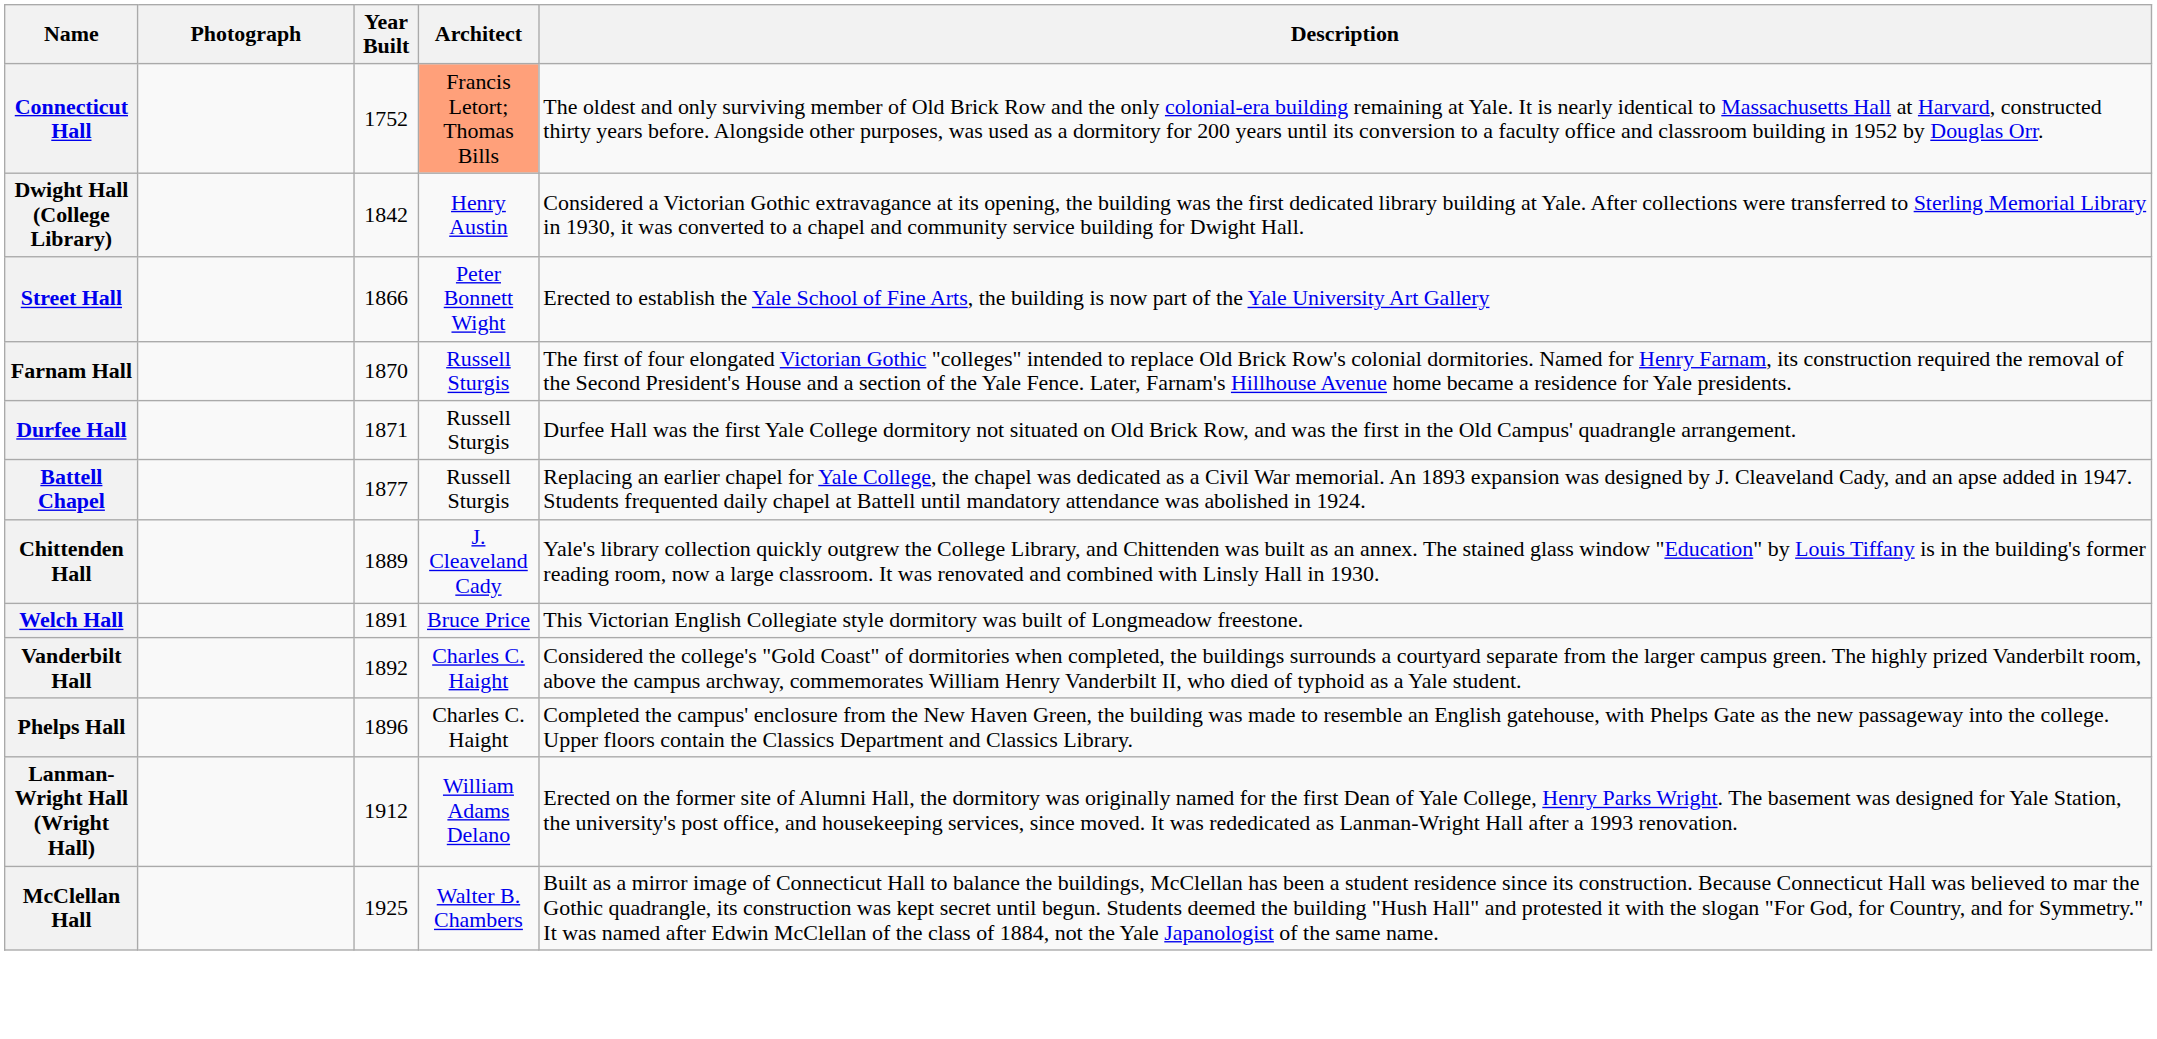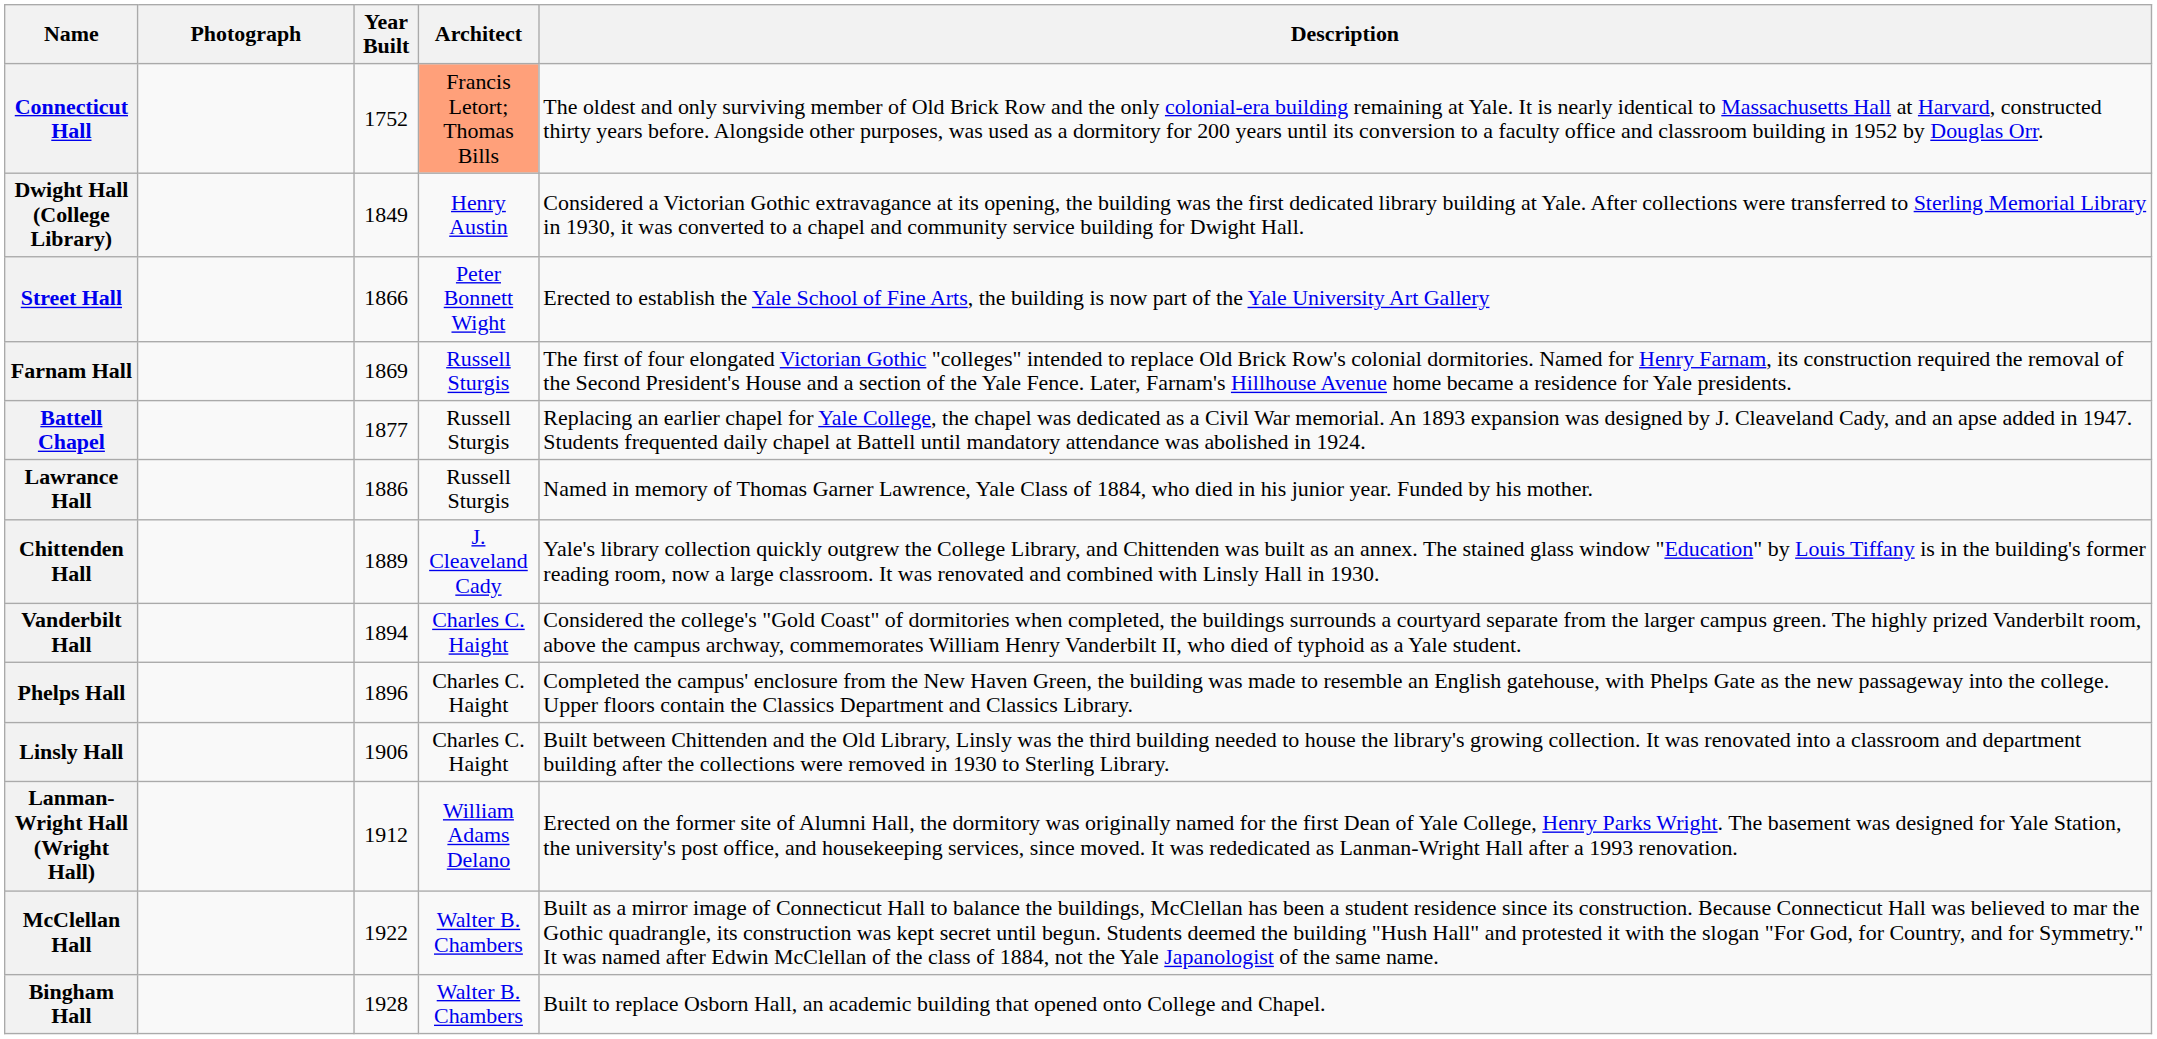(386, 214) 1842 -> (386, 214) 1849
(386, 370) 1870 -> (386, 370) 1869
- row: (71, 429)
+ row: (71, 489)
- row: (71, 620)
(386, 667) 1892 -> (386, 632) 1894
+ row: (71, 751)
(386, 907) 1925 -> (386, 932) 1922
+ row: (71, 1004)
